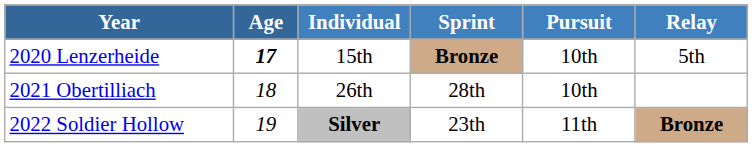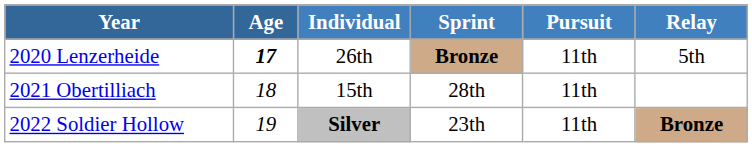(354, 56) 15th -> (354, 56) 26th
(579, 56) 10th -> (579, 56) 11th
(354, 90) 26th -> (354, 90) 15th
(579, 90) 10th -> (579, 90) 11th
